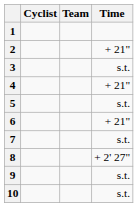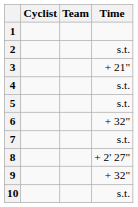(117, 49) + 21" -> (123, 49) s.t.
(123, 67) s.t. -> (117, 67) + 21"
(117, 85) + 21" -> (123, 85) s.t.
(117, 121) + 21" -> (117, 121) + 32"
(123, 175) s.t. -> (117, 175) + 32"
